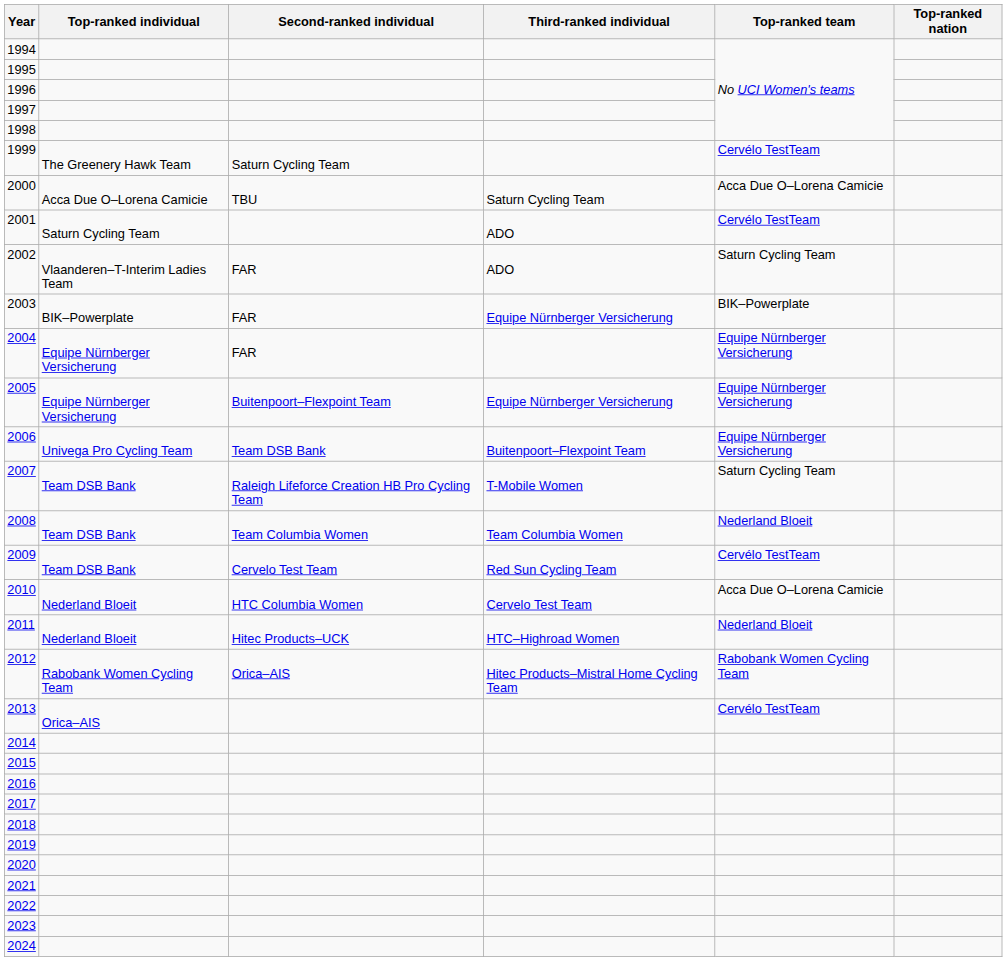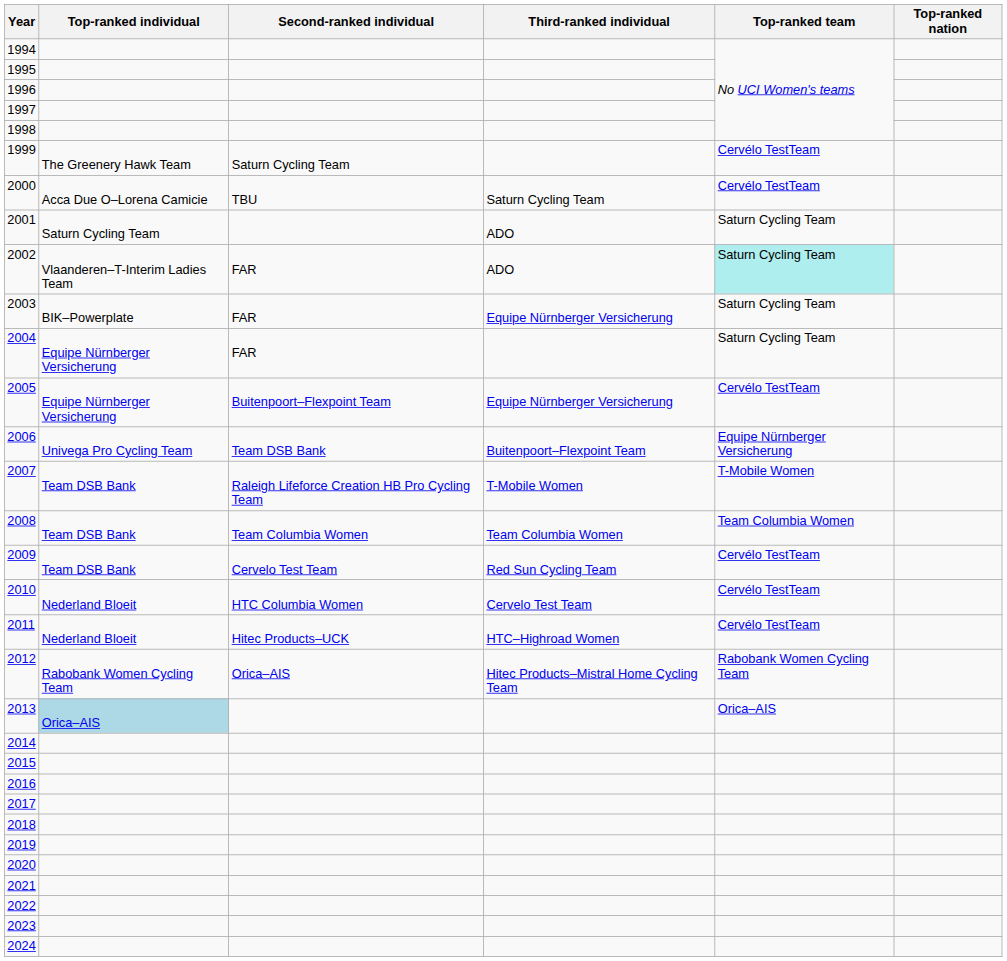(801, 185) Acca Due O–Lorena Camicie -> (769, 185) Cervélo TestTeam
(769, 220) Cervélo TestTeam -> (777, 220) Saturn Cycling Team
(777, 254) no background -> (777, 254) paleturquoise background
(764, 304) BIK–Powerplate -> (777, 304) Saturn Cycling Team
(772, 345) Equipe Nürnberger Versicherung -> (777, 338) Saturn Cycling Team
(772, 395) Equipe Nürnberger Versicherung -> (769, 387) Cervélo TestTeam
(777, 471) Saturn Cycling Team -> (766, 471) T-Mobile Women
(765, 520) Nederland Bloeit -> (786, 520) Team Columbia Women
(801, 590) Acca Due O–Lorena Camicie -> (769, 590) Cervélo TestTeam
(765, 624) Nederland Bloeit -> (769, 624) Cervélo TestTeam
(71, 723) no background -> (71, 723) lightblue background
(769, 708) Cervélo TestTeam -> (747, 708) Orica–AIS
